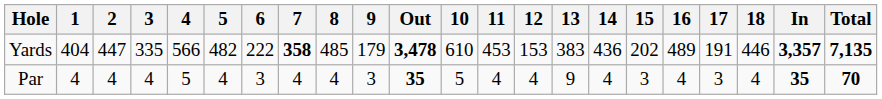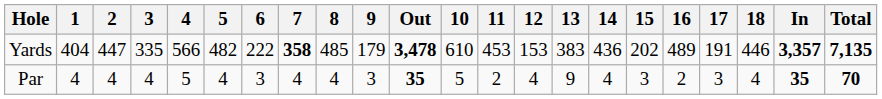(496, 79) 4 -> (496, 79) 2
(682, 79) 4 -> (682, 79) 2
